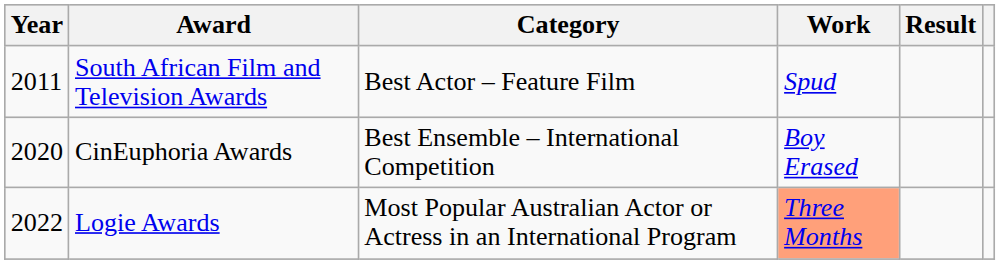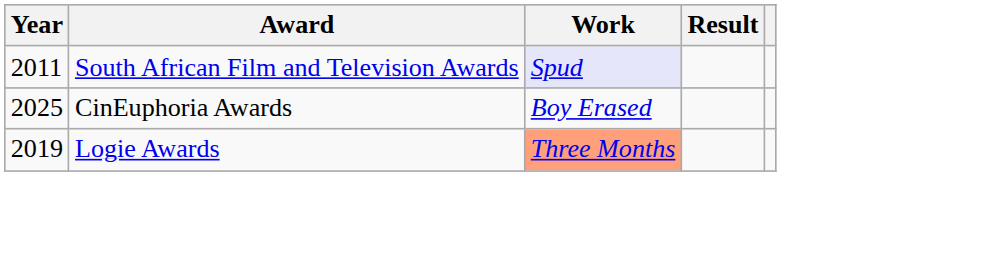- column: (568, 25)
(810, 81) no background -> (557, 66) lavender background
(37, 151) 2020 -> (37, 107) 2025
(37, 222) 2022 -> (37, 149) 2019
